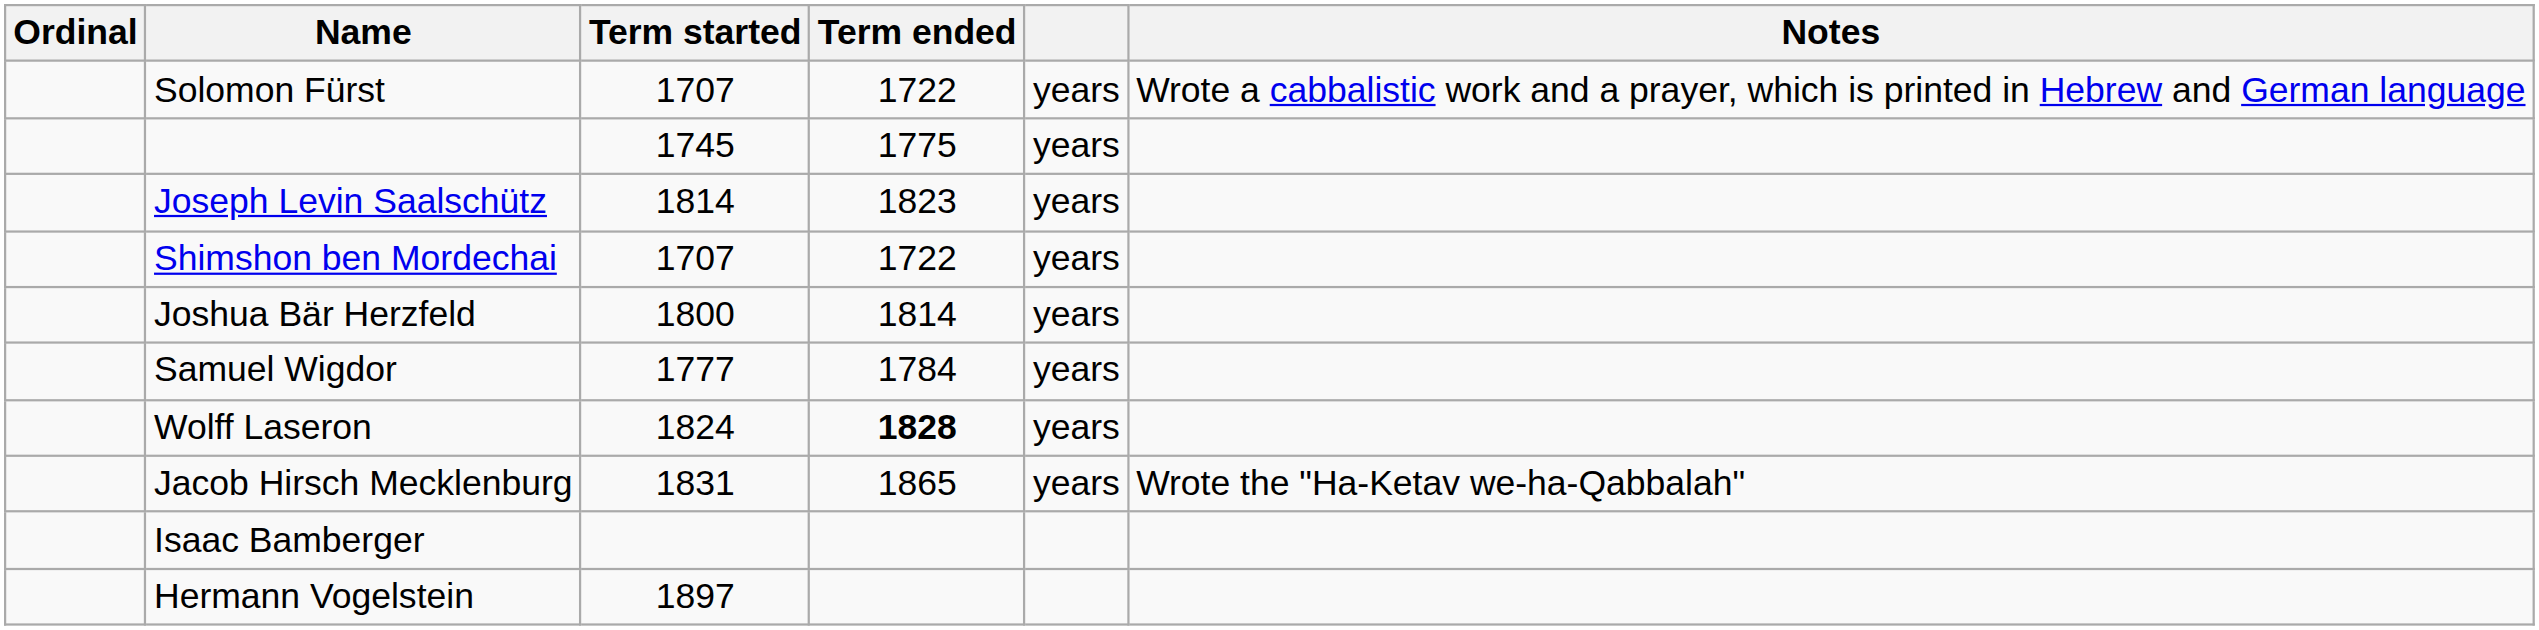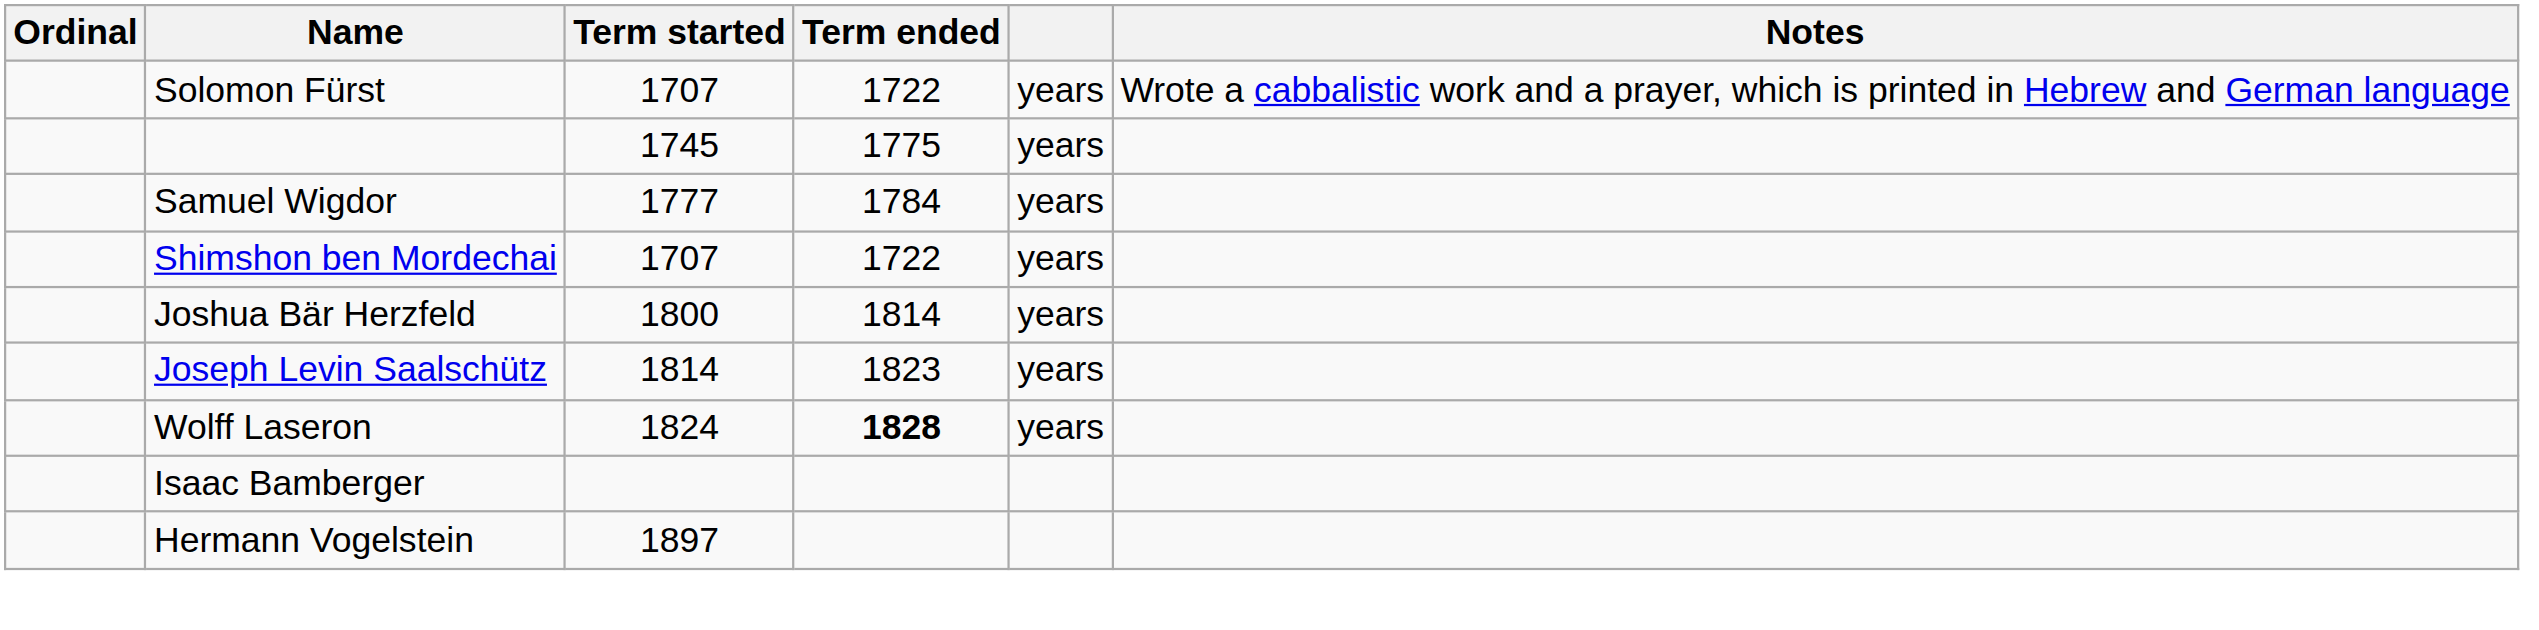rows swapped: (275, 370) <-> (350, 201)
- row: (363, 483)
